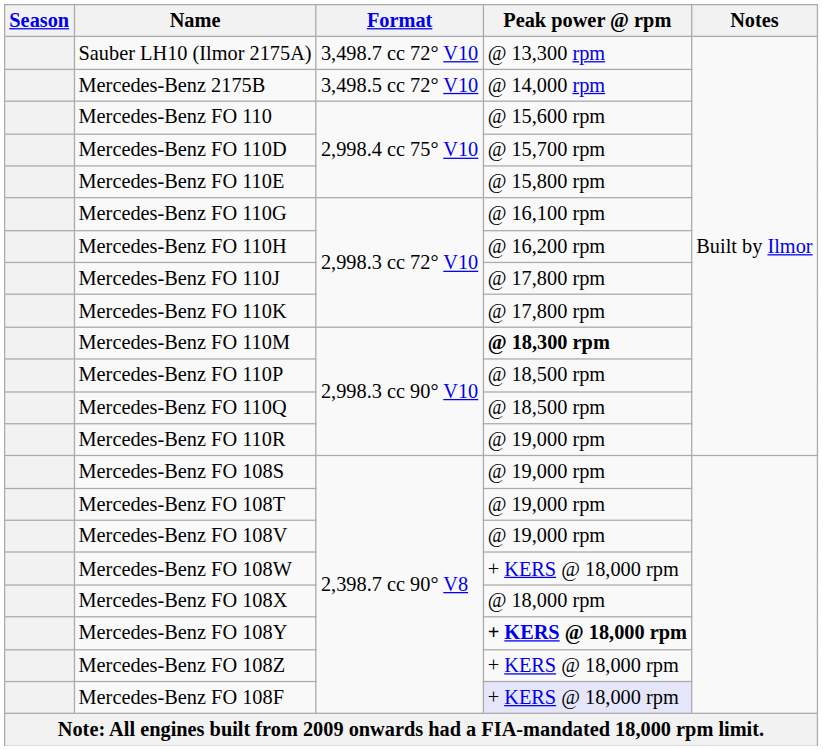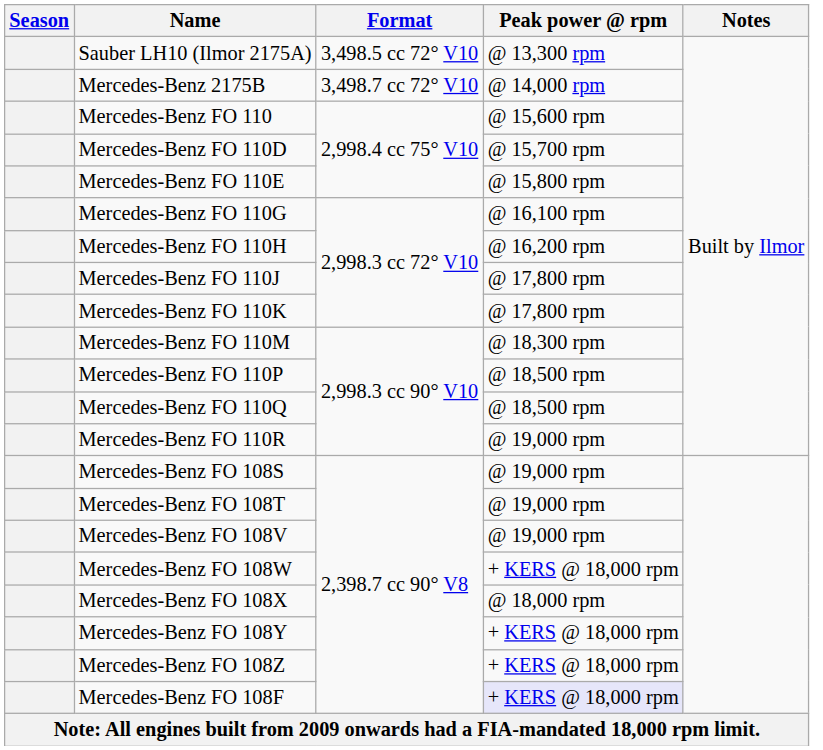(400, 52) 3,498.7 cc 72° V10 -> (400, 52) 3,498.5 cc 72° V10
(400, 85) 3,498.5 cc 72° V10 -> (400, 85) 3,498.7 cc 72° V10
(549, 342) bold -> (546, 342) normal
(587, 632) bold -> (583, 632) normal
